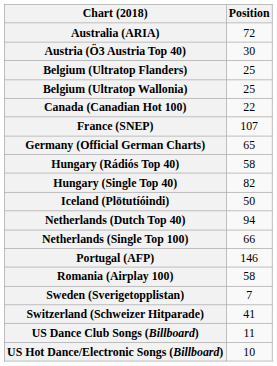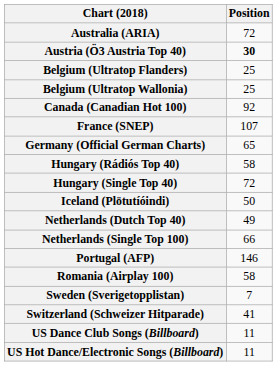(249, 51) normal -> (249, 51) bold
(249, 107) 22 -> (249, 107) 92
(249, 182) 82 -> (249, 182) 72
(249, 220) 94 -> (249, 220) 49
(249, 351) 10 -> (249, 351) 11
